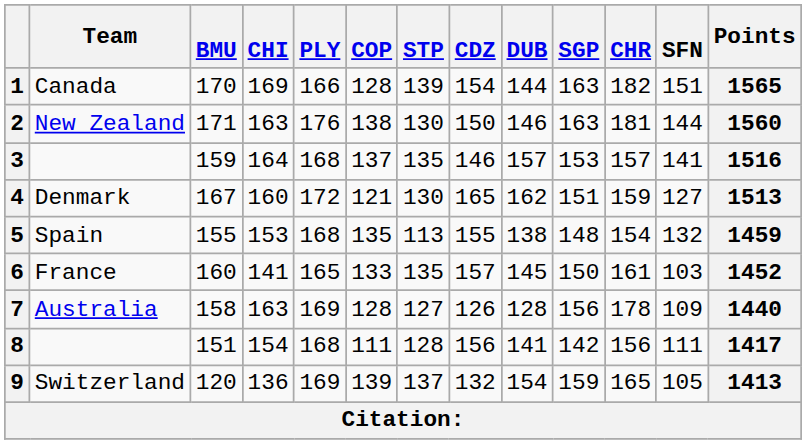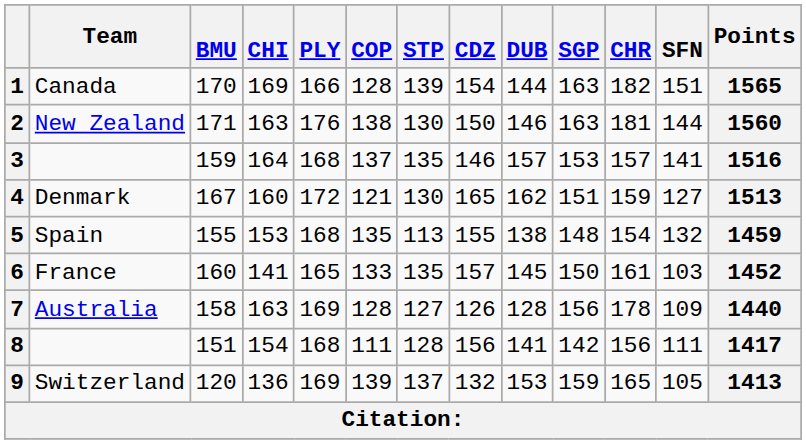(527, 383) 154 -> (527, 383) 153
